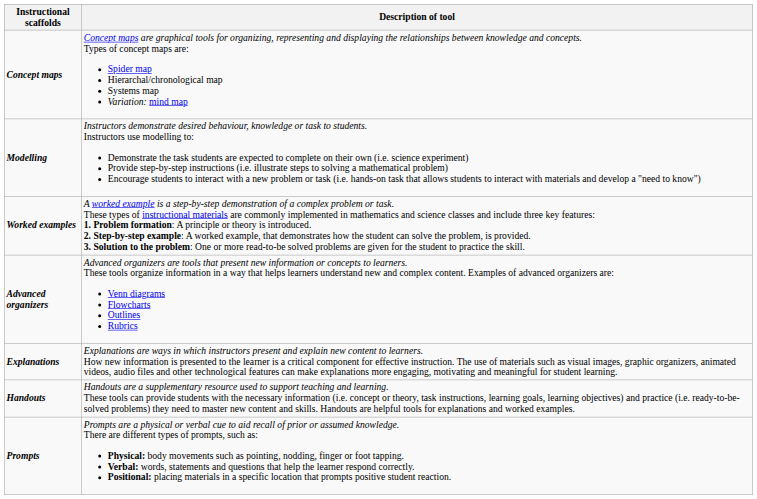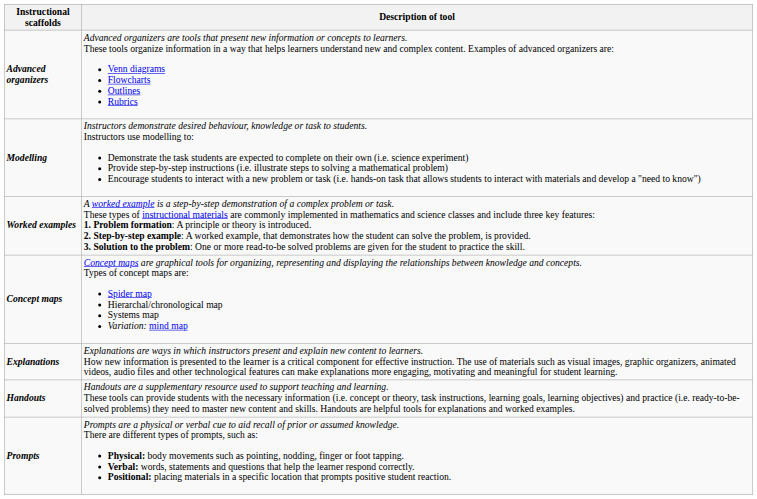rows swapped: (27, 299) <-> (34, 74)
